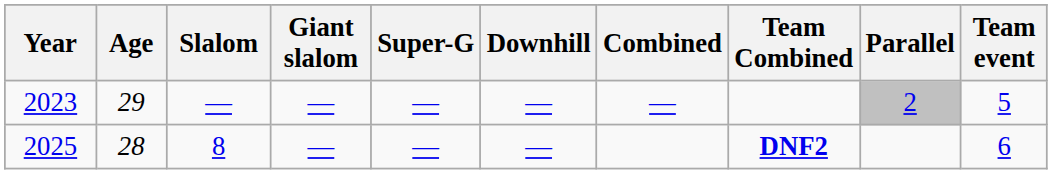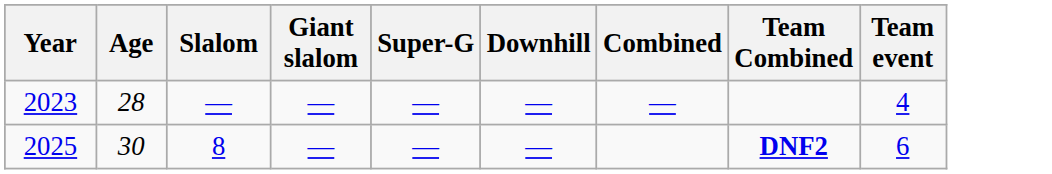- column: (910, 42)
(131, 102) 29 -> (131, 102) 28
(1004, 102) 5 -> (903, 102) 4
(131, 146) 28 -> (131, 146) 30
